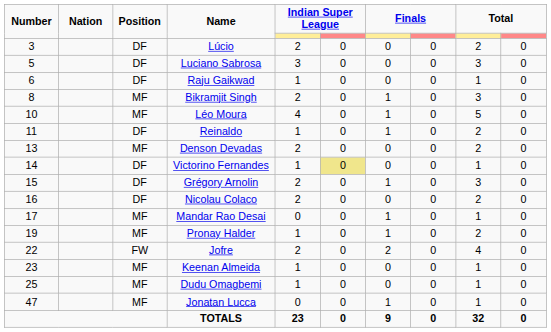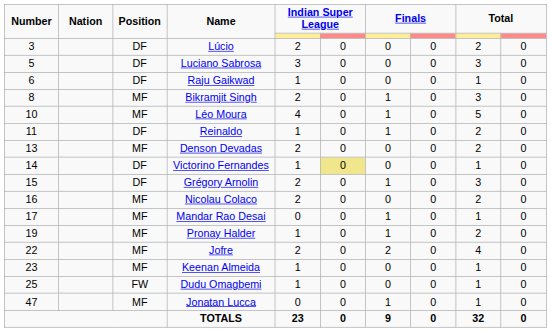(140, 200) DF -> (140, 200) MF
(140, 251) FW -> (140, 251) MF
(140, 285) MF -> (140, 285) FW
